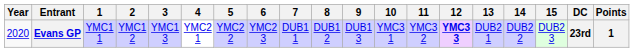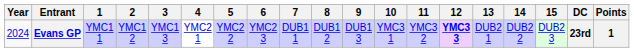(18, 33) 2020 -> (18, 33) 2024
